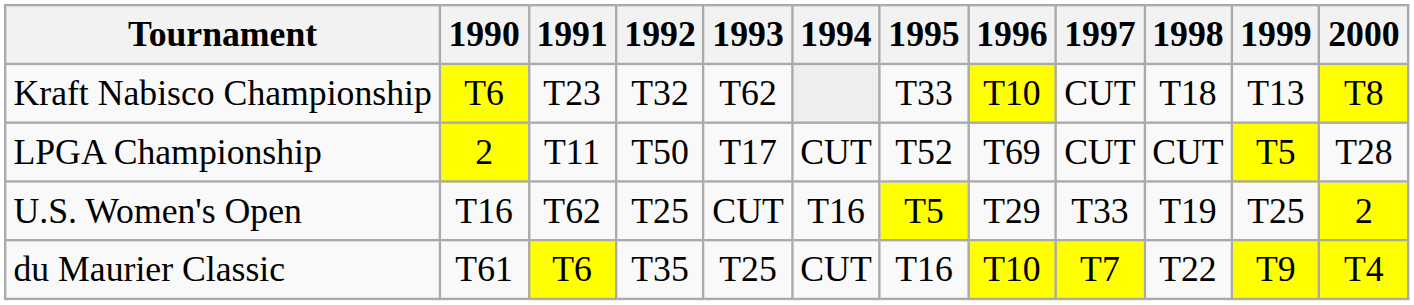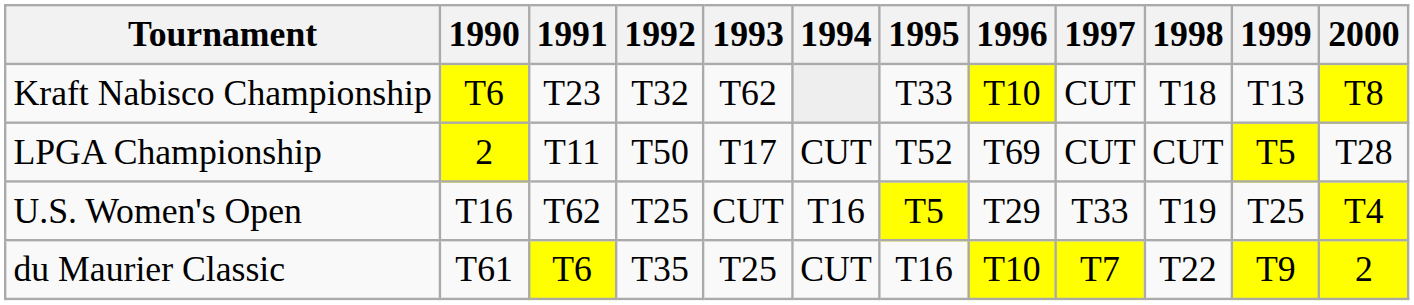(1364, 210) 2 -> (1364, 210) T4
(1364, 269) T4 -> (1364, 269) 2
